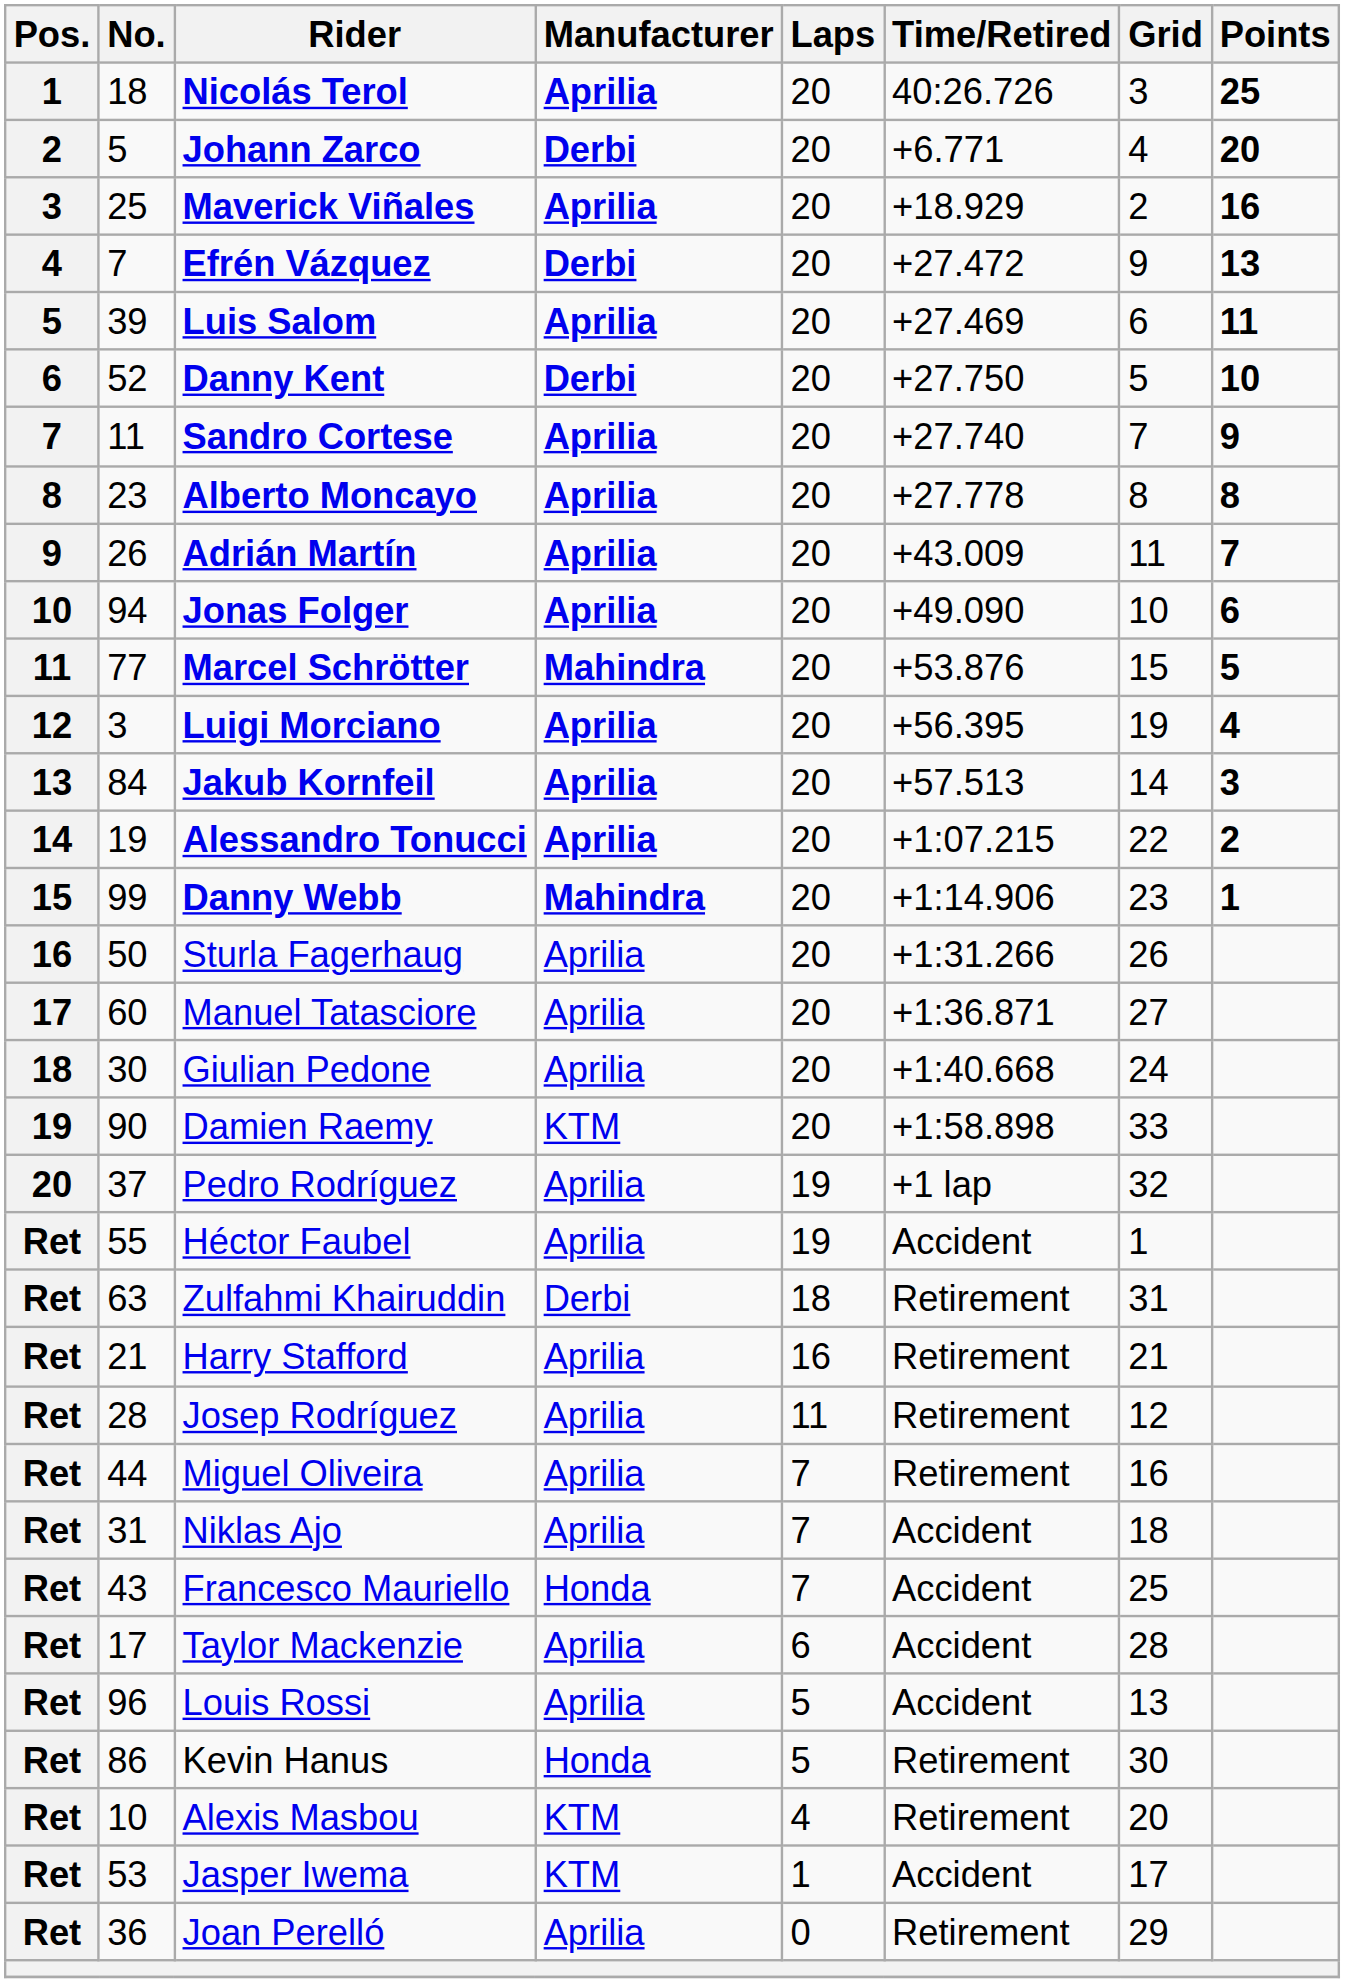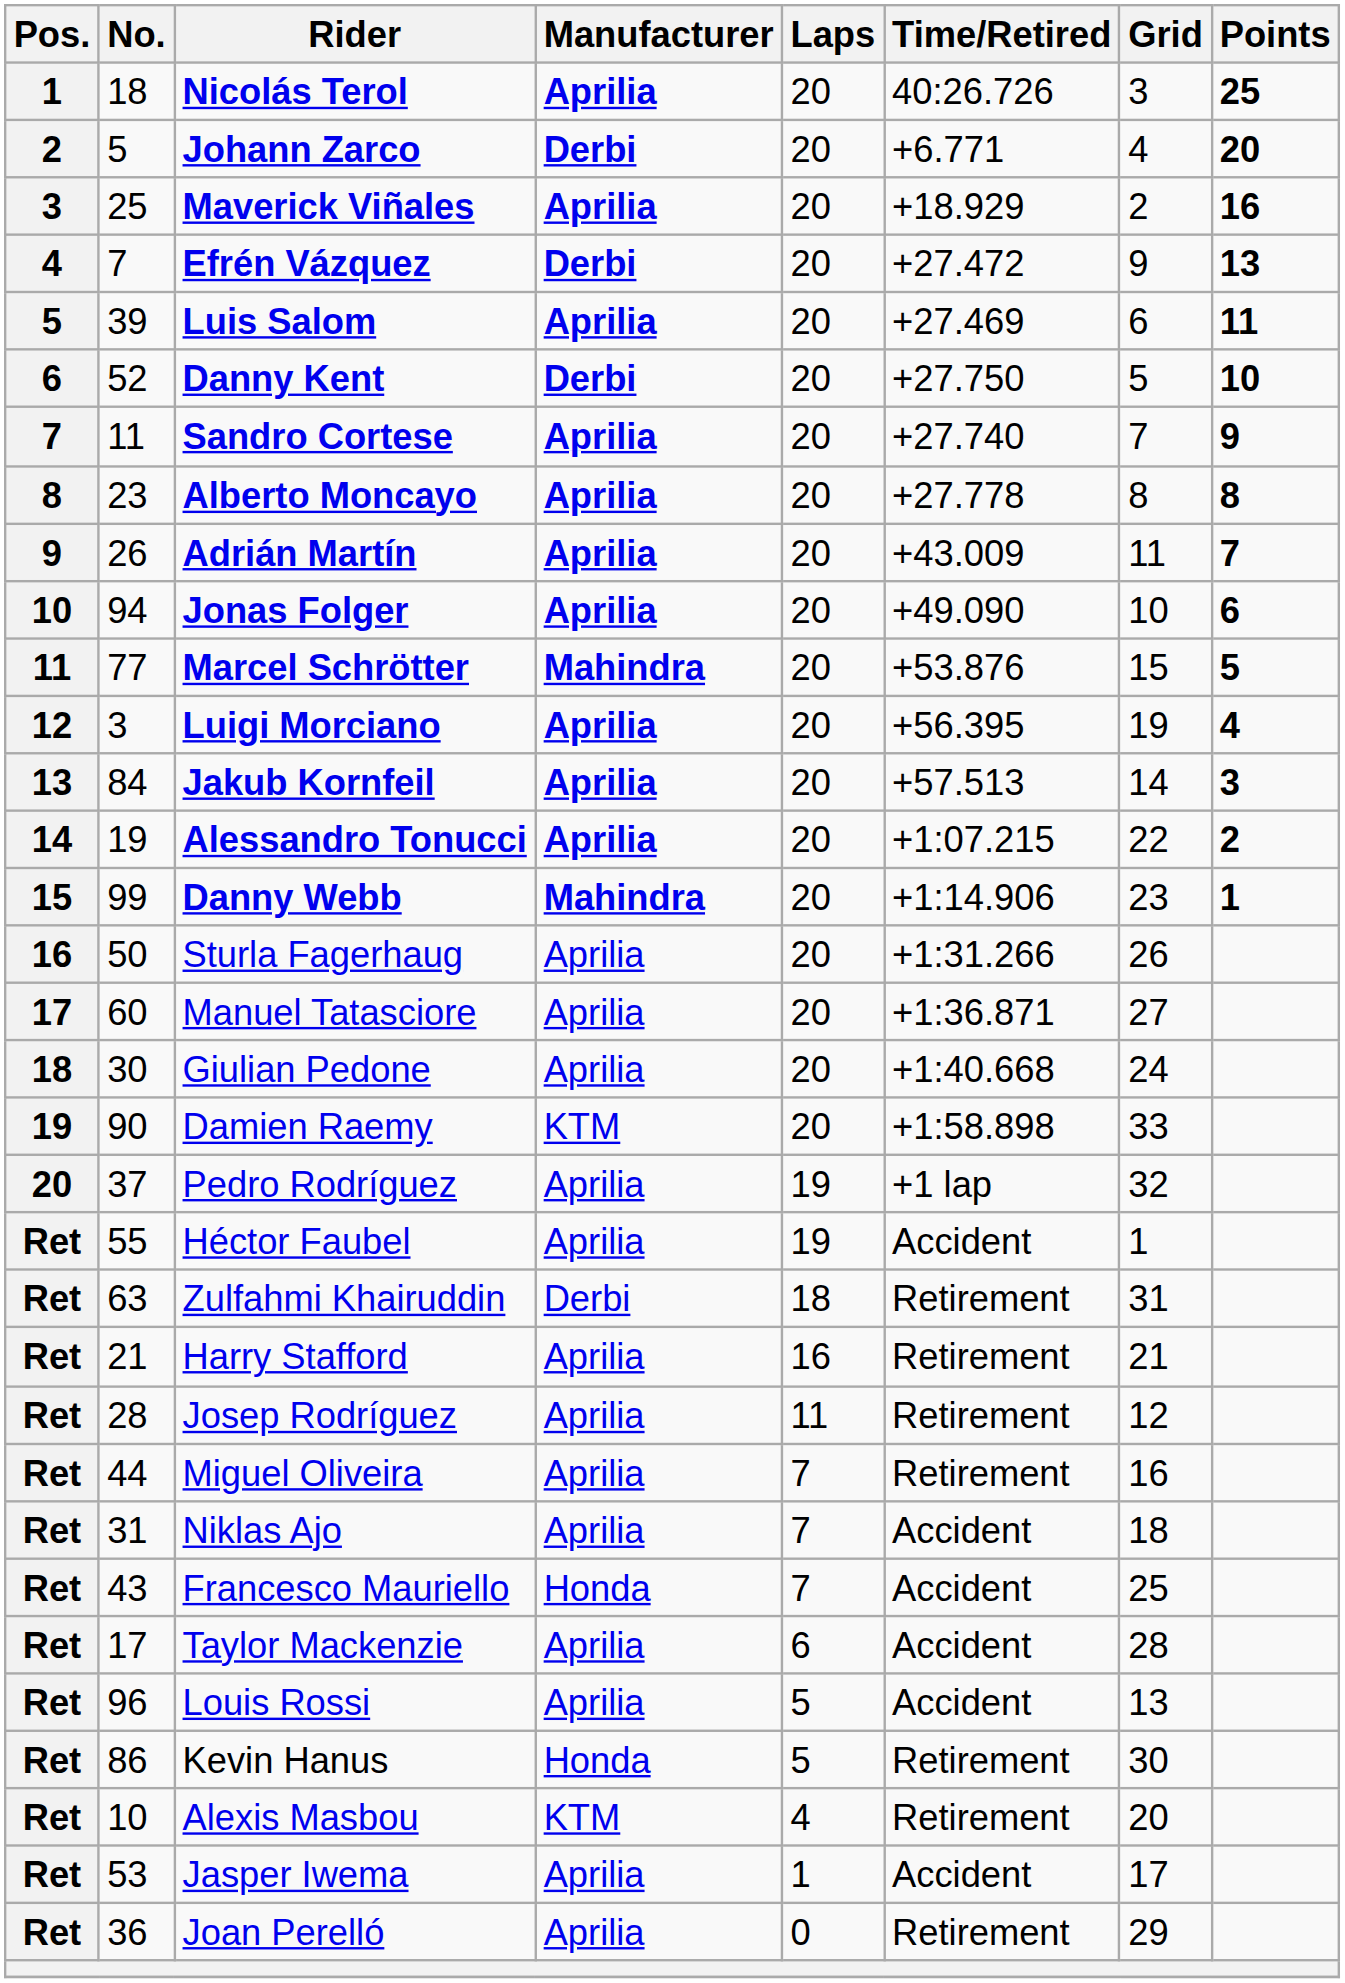(582, 1874) KTM -> (594, 1874) Aprilia
